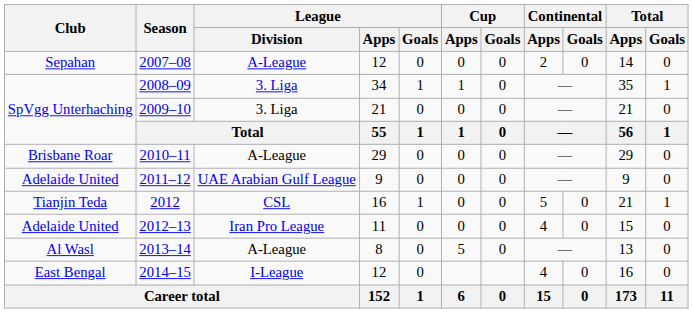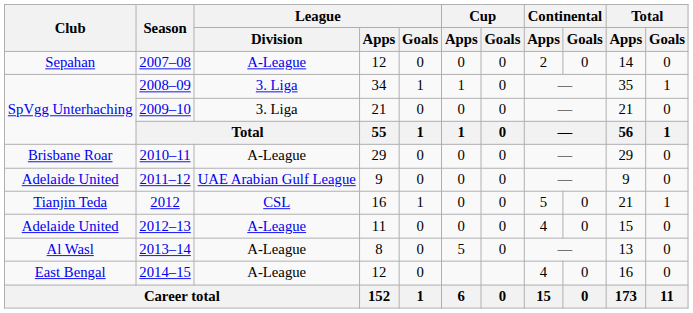(277, 226) Iran Pro League -> (277, 226) A-League
(277, 272) I-League -> (277, 272) A-League
